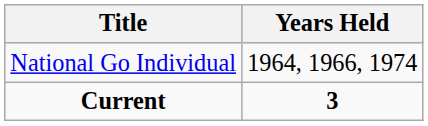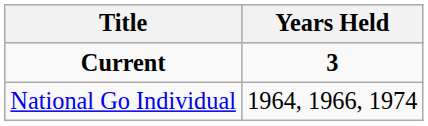rows swapped: (123, 100) <-> (123, 62)
